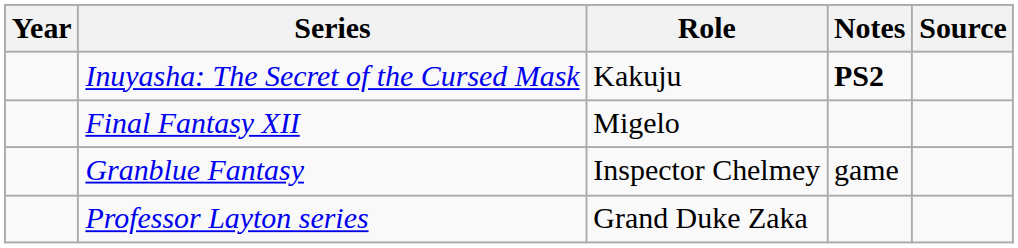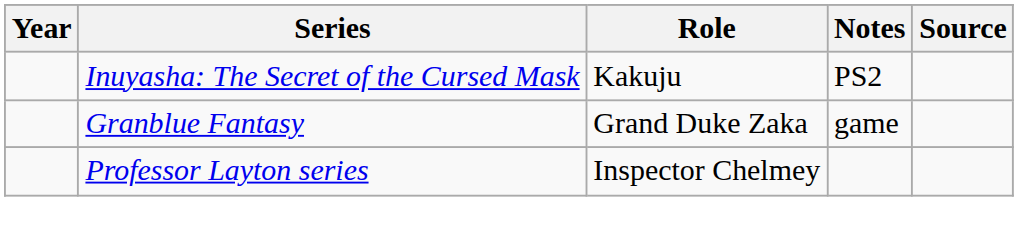(859, 75) bold -> (858, 75) normal
- row: (193, 123)
(707, 170) Inspector Chelmey -> (701, 123) Grand Duke Zaka
(701, 218) Grand Duke Zaka -> (707, 170) Inspector Chelmey
